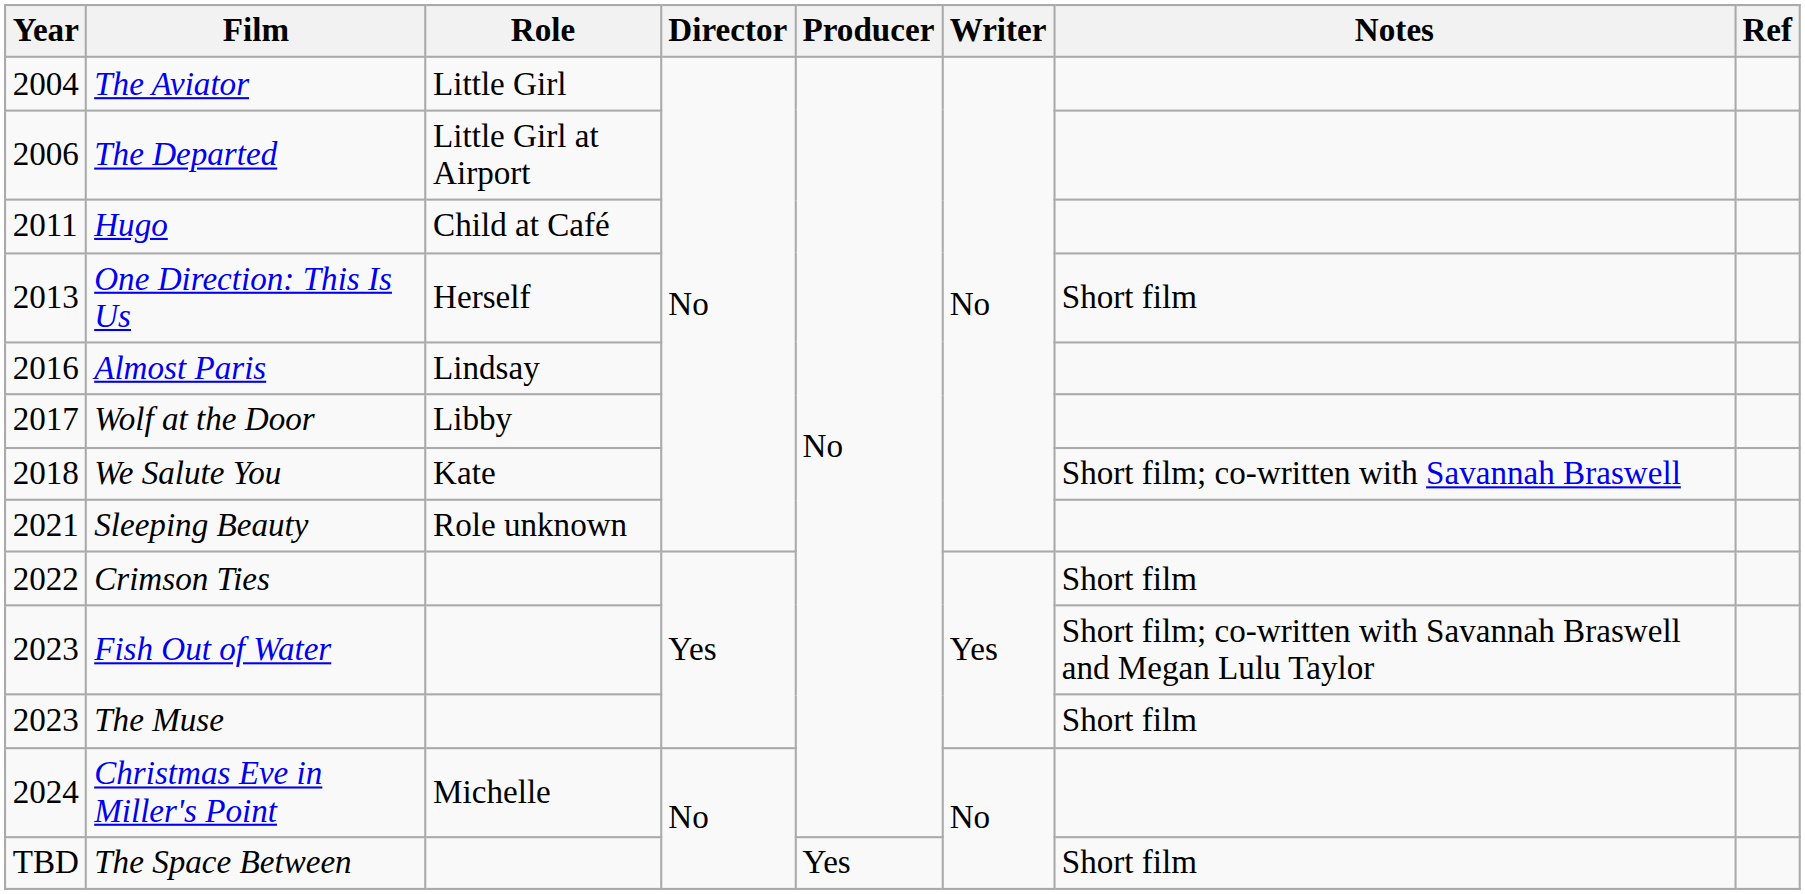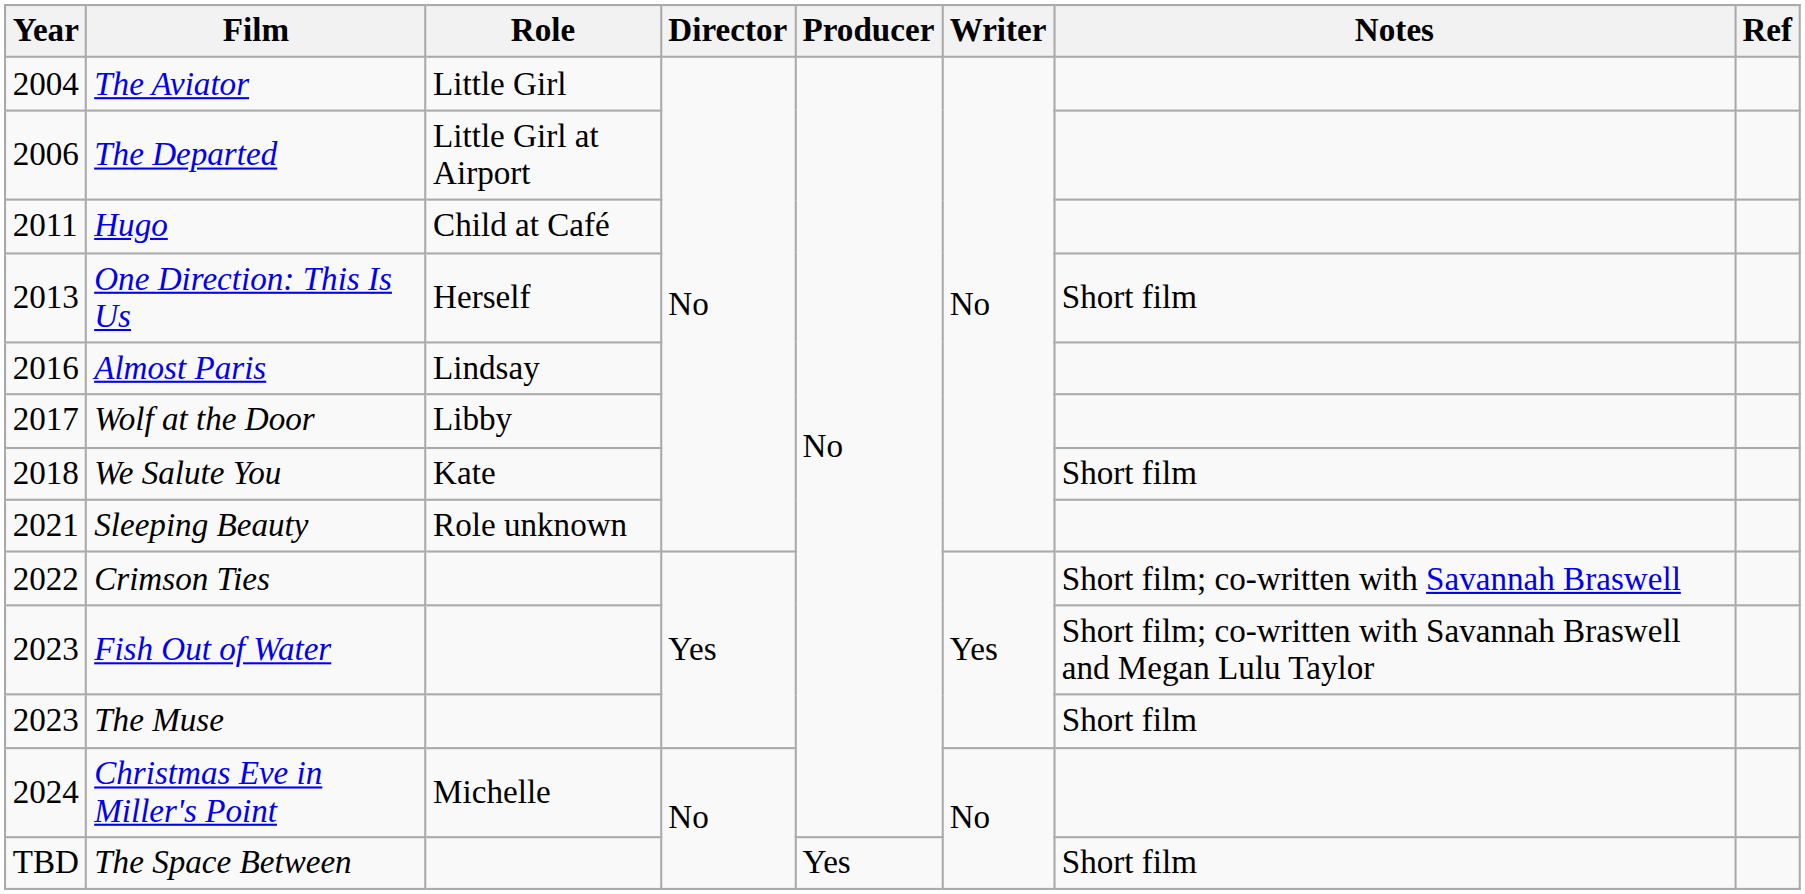(1371, 472) Short film; co-written with Savannah Braswell -> (1129, 472) Short film
(1129, 578) Short film -> (1371, 578) Short film; co-written with Savannah Braswell
